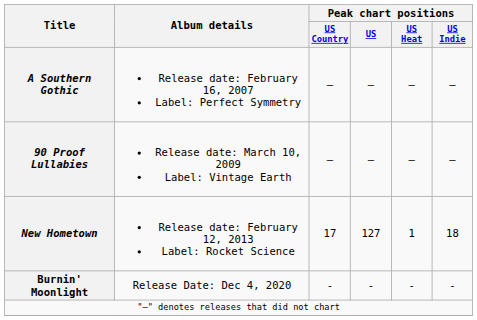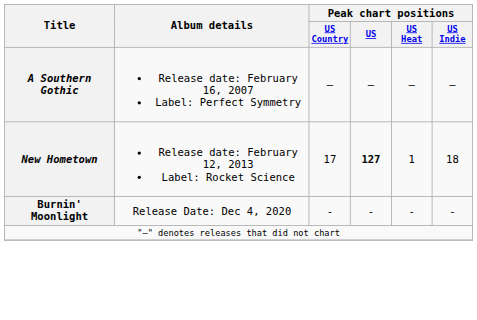- row: (60, 159)
(371, 234) normal -> (371, 159) bold
